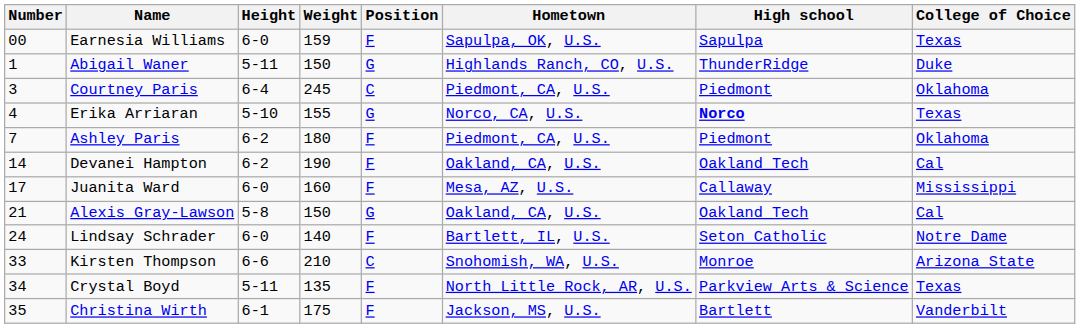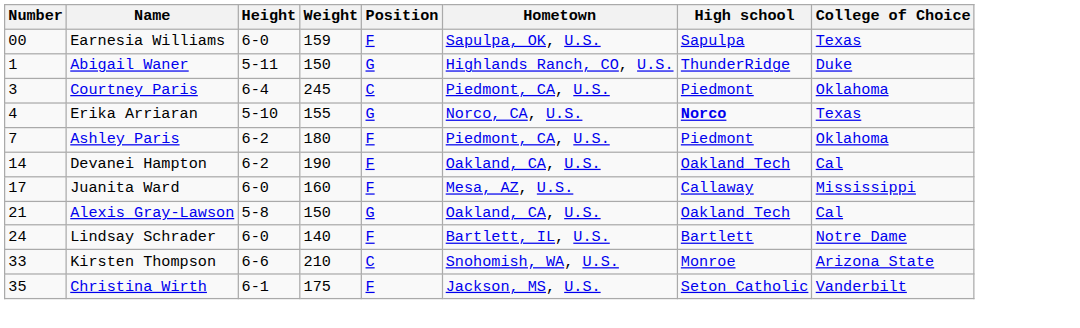(763, 238) Seton Catholic -> (717, 238) Bartlett
- row: (125, 287)
(736, 311) Bartlett -> (745, 287) Seton Catholic
